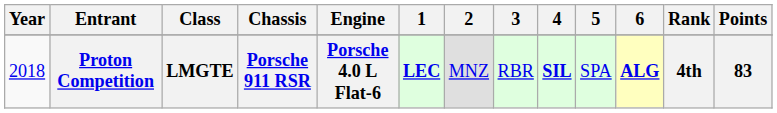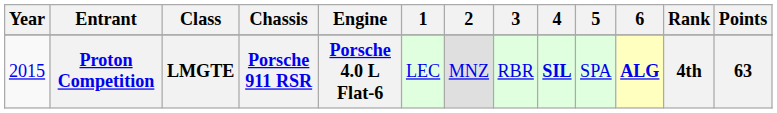(27, 71) 2018 -> (27, 71) 2015
(422, 71) bold -> (423, 71) normal
(743, 71) 83 -> (743, 71) 63
